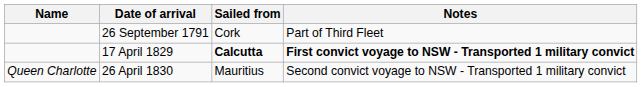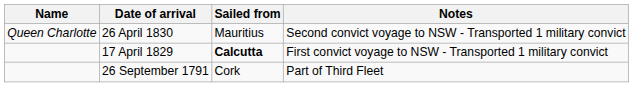rows swapped: (155, 33) <-> (138, 71)
(460, 52) bold -> (447, 52) normal
